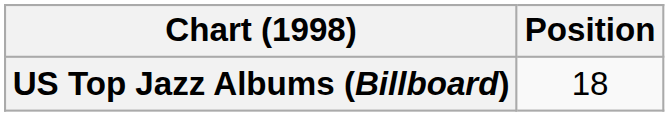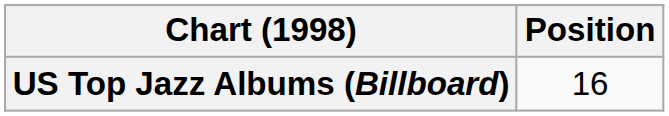(590, 83) 18 -> (590, 83) 16
